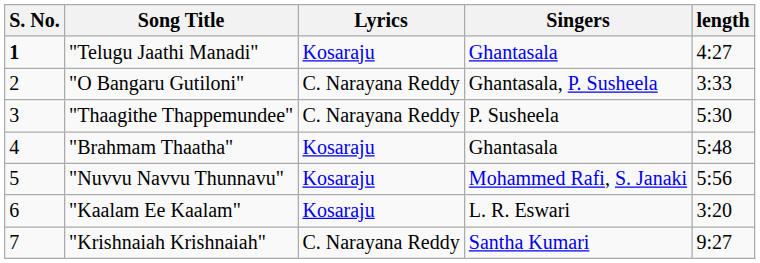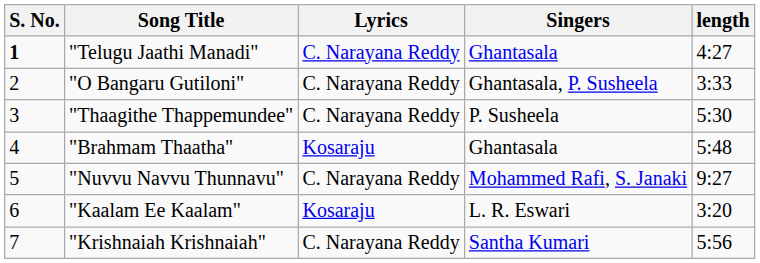(339, 52) Kosaraju -> (381, 52) C. Narayana Reddy
(339, 178) Kosaraju -> (381, 178) C. Narayana Reddy
(714, 178) 5:56 -> (714, 178) 9:27
(714, 242) 9:27 -> (714, 242) 5:56
